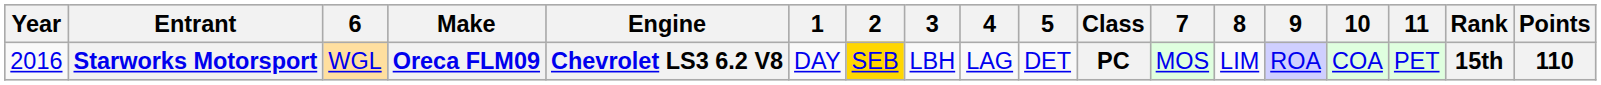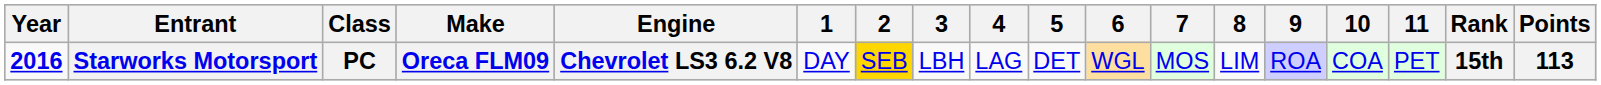columns swapped: (1113, 24) <-> (355, 24)
(36, 61) normal -> (36, 61) bold
(1555, 61) 110 -> (1555, 61) 113
